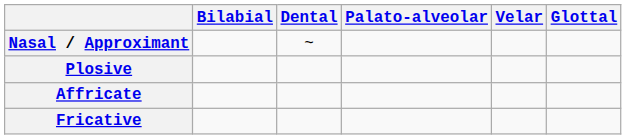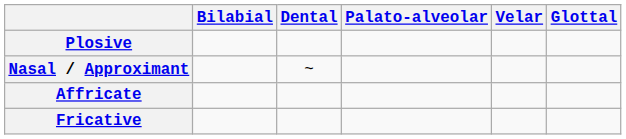rows swapped: (99, 43) <-> (99, 69)
